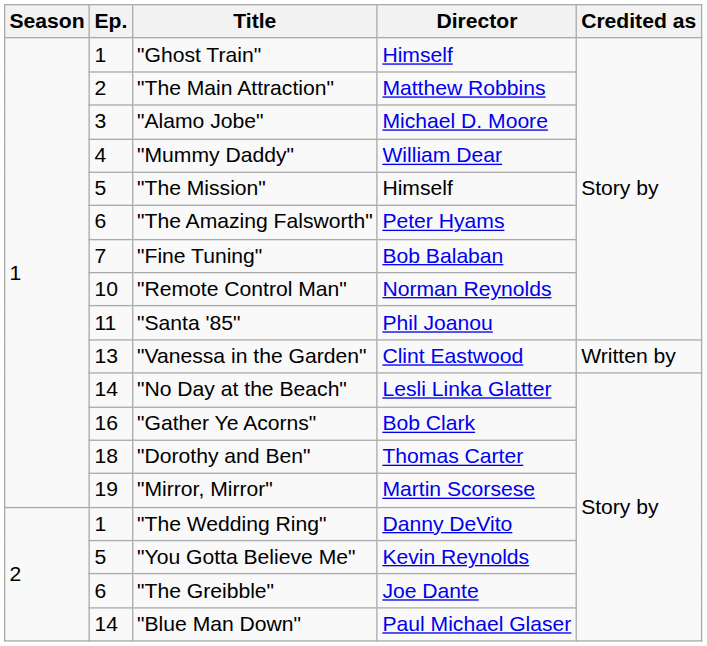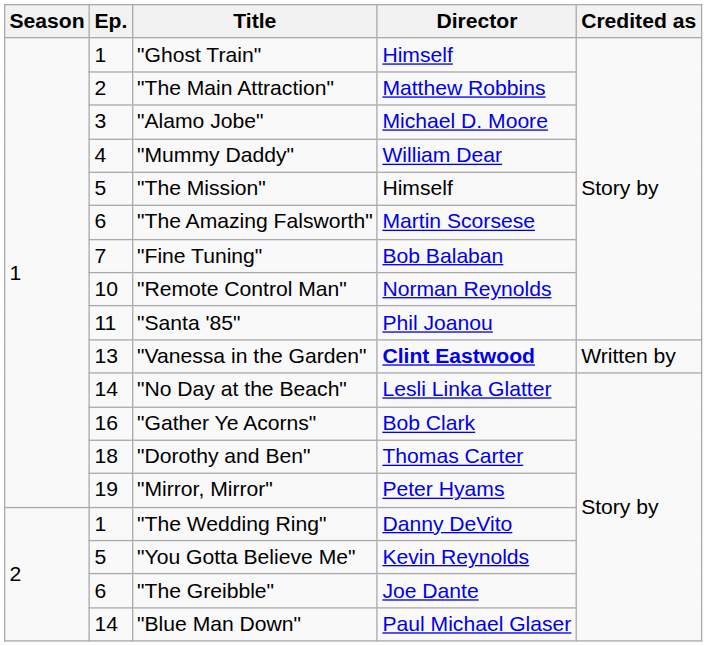(443, 222) Peter Hyams -> (459, 222) Martin Scorsese
(453, 356) normal -> (459, 356) bold
(459, 490) Martin Scorsese -> (443, 490) Peter Hyams
